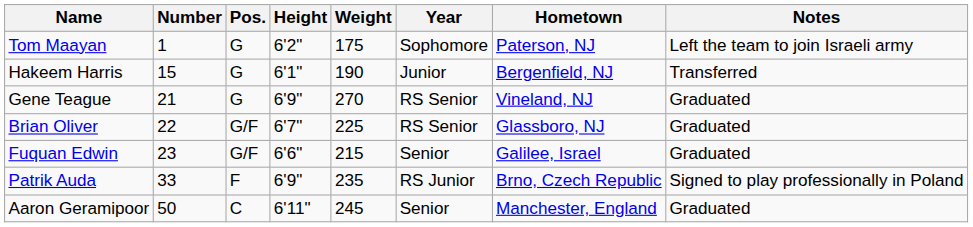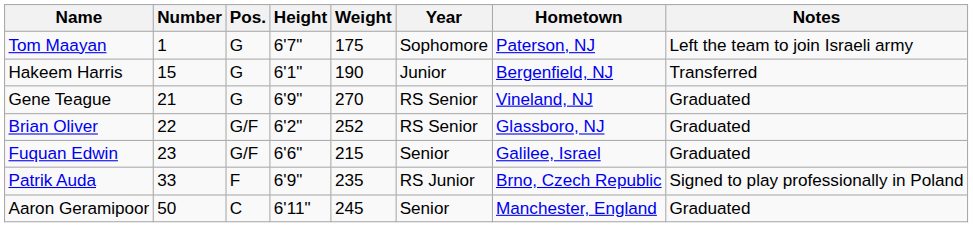(288, 45) 6'2" -> (288, 45) 6'7"
(288, 126) 6'7" -> (288, 126) 6'2"
(349, 126) 225 -> (349, 126) 252
